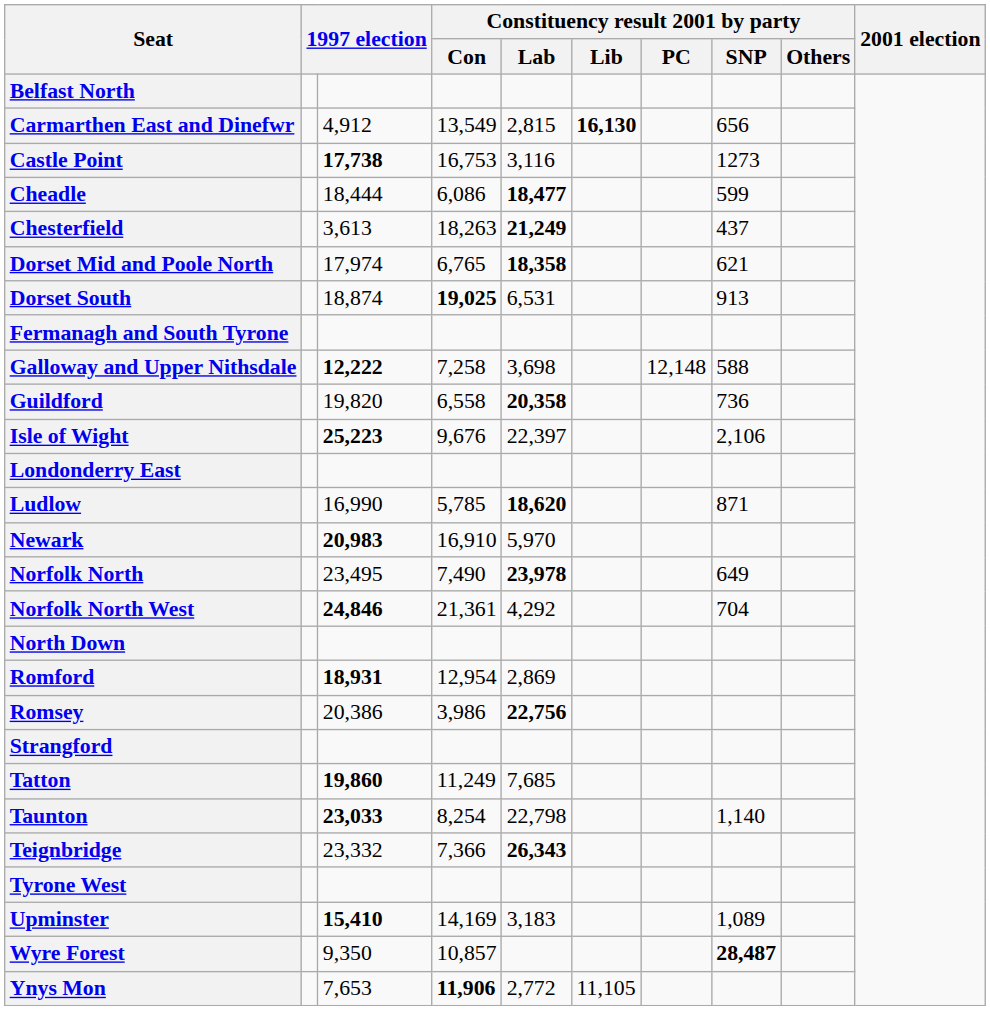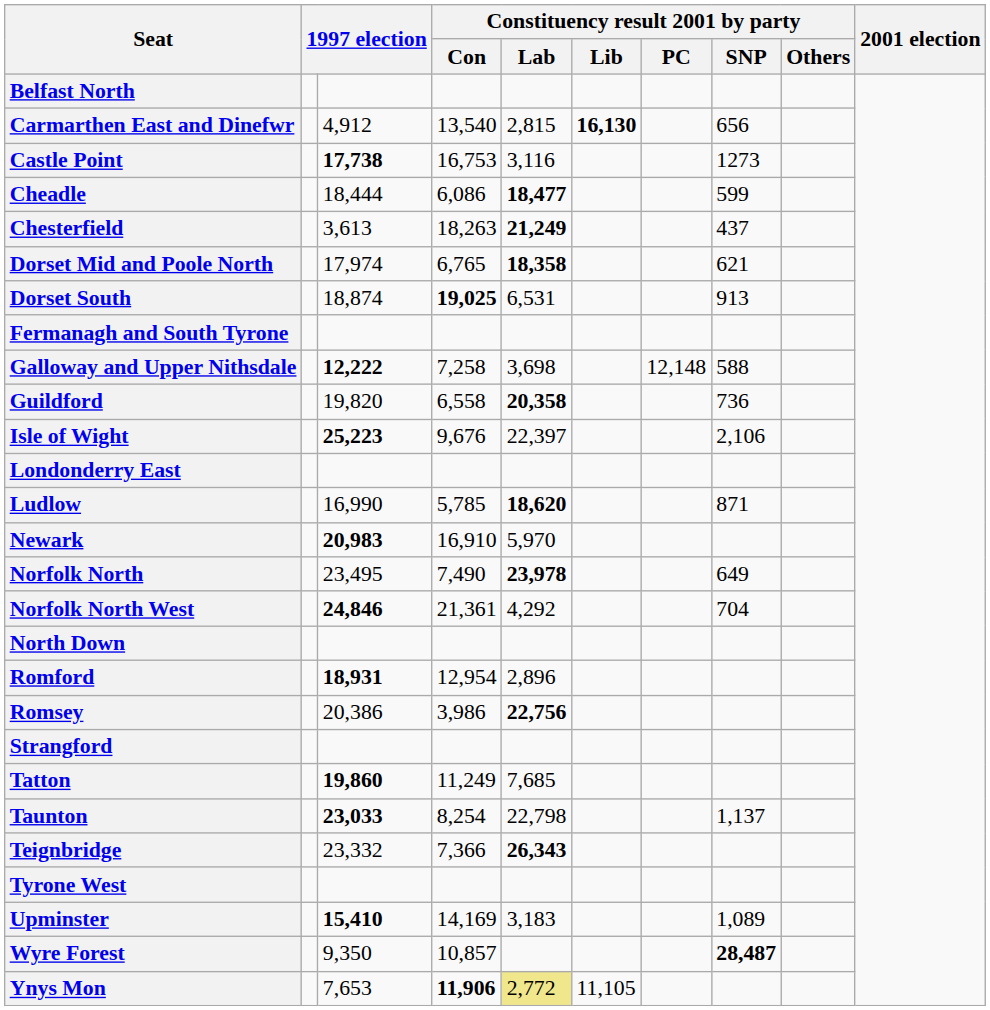(467, 125) 13,549 -> (467, 125) 13,540
(531, 677) 2,869 -> (531, 677) 2,896
(741, 815) 1,140 -> (741, 815) 1,137
(531, 988) no background -> (531, 988) khaki background
